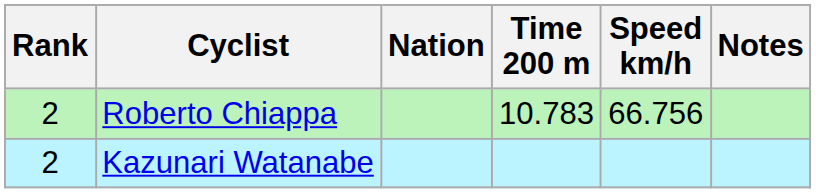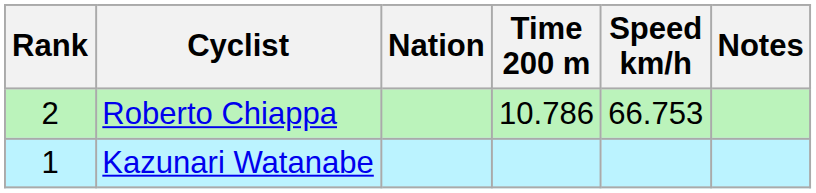(546, 113) 10.783 -> (546, 113) 10.786
(656, 113) 66.756 -> (656, 113) 66.753
(50, 162) 2 -> (50, 162) 1
